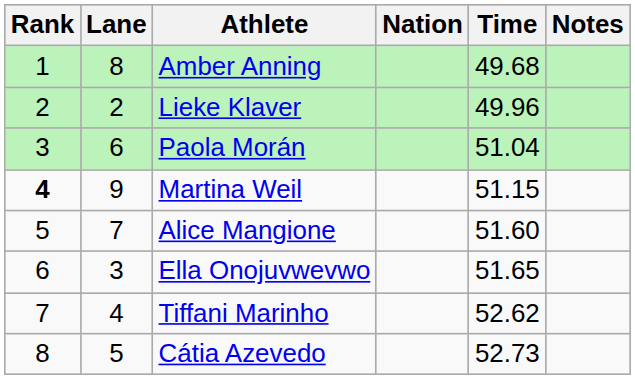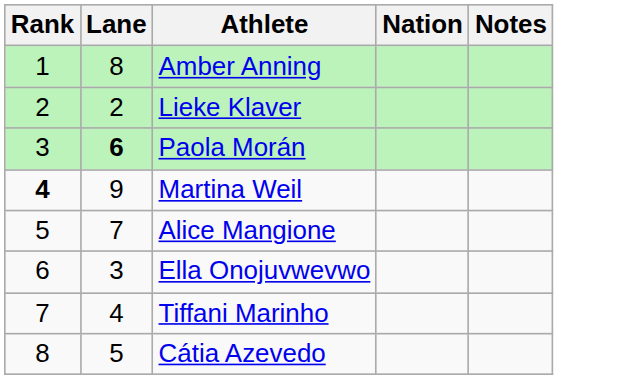- column: (507, 25)
(116, 148) normal -> (116, 148) bold
